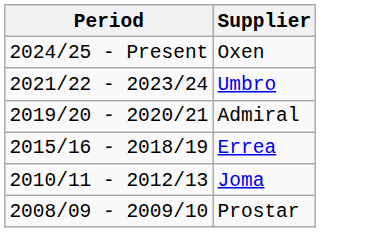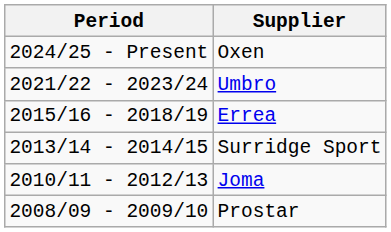- row: (259, 116)
+ row: (300, 148)
